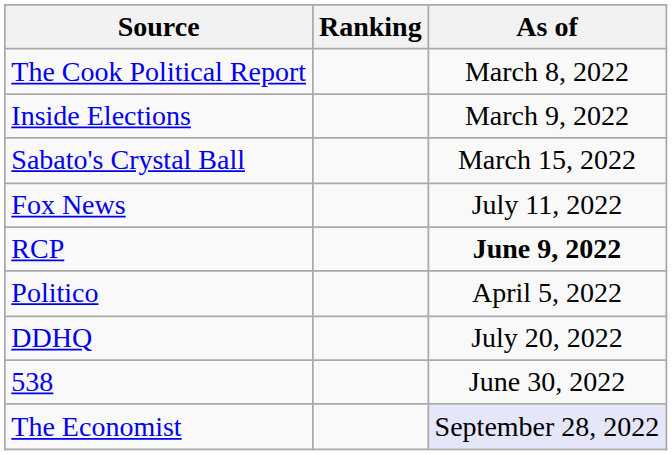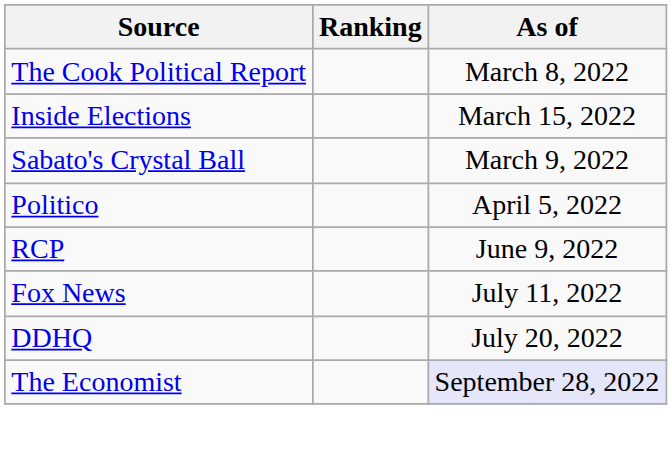(547, 115) March 9, 2022 -> (547, 115) March 15, 2022
(547, 159) March 15, 2022 -> (547, 159) March 9, 2022
rows swapped: (55, 293) <-> (69, 204)
(547, 248) bold -> (547, 248) normal
- row: (32, 381)
